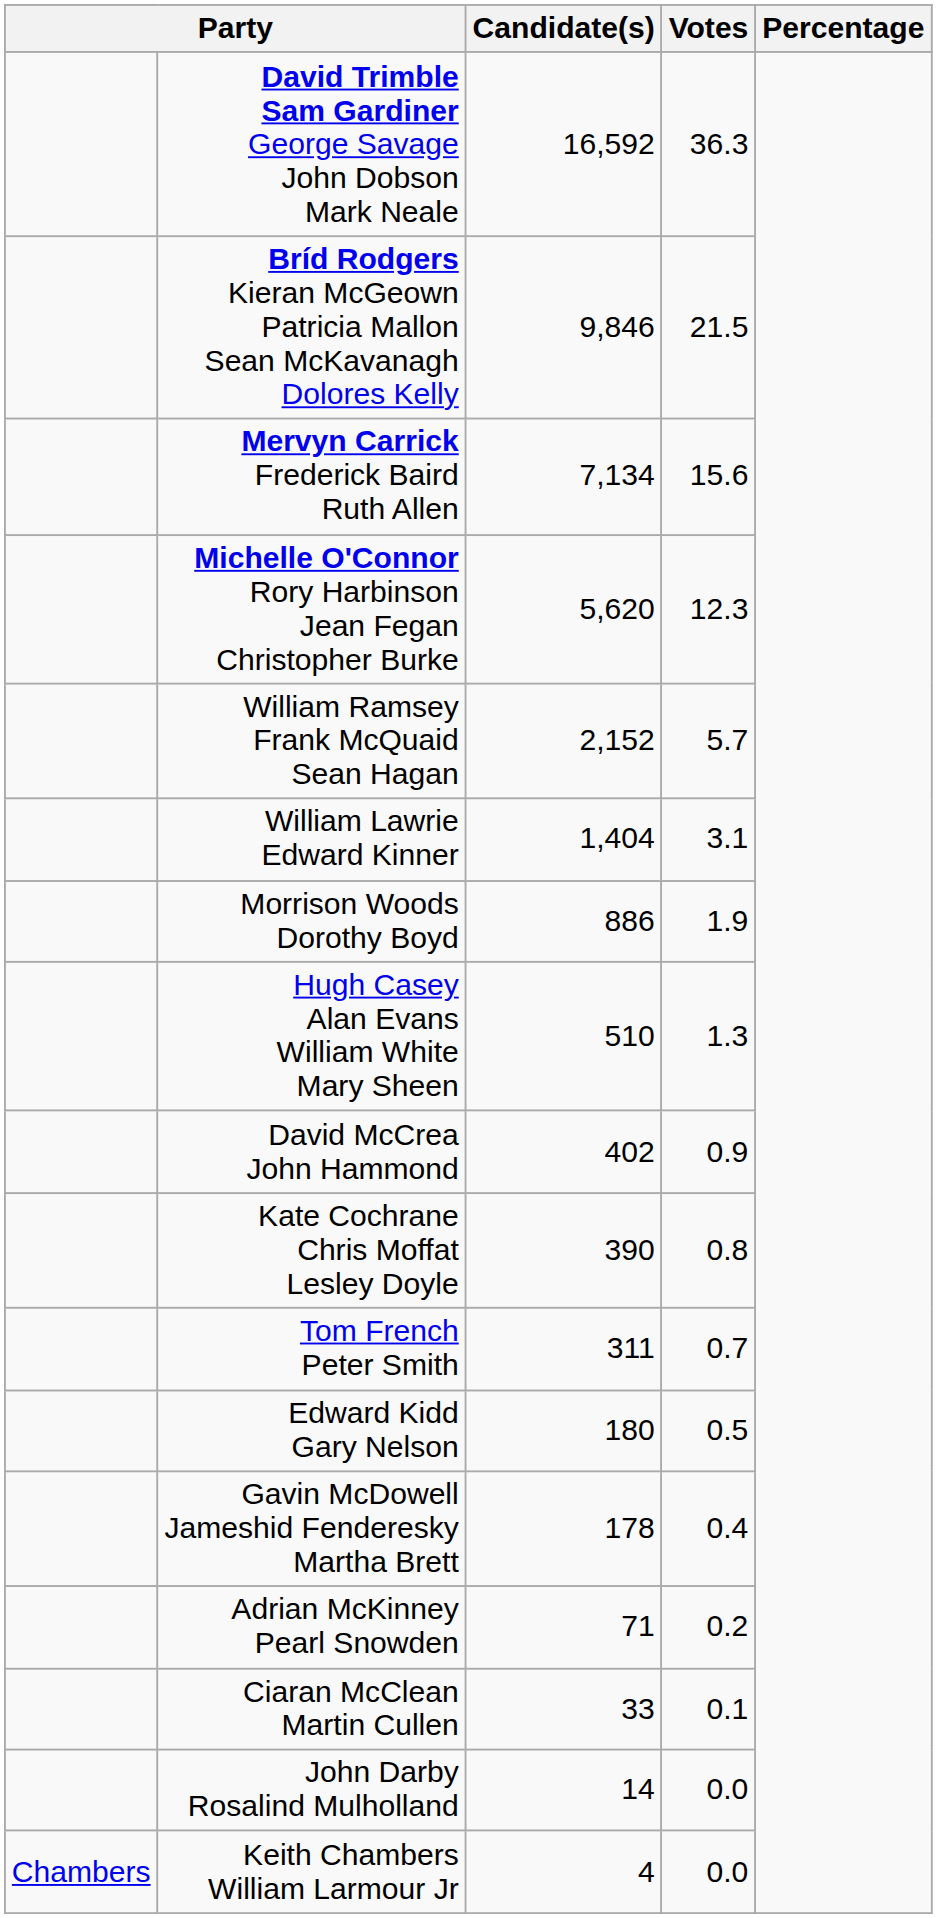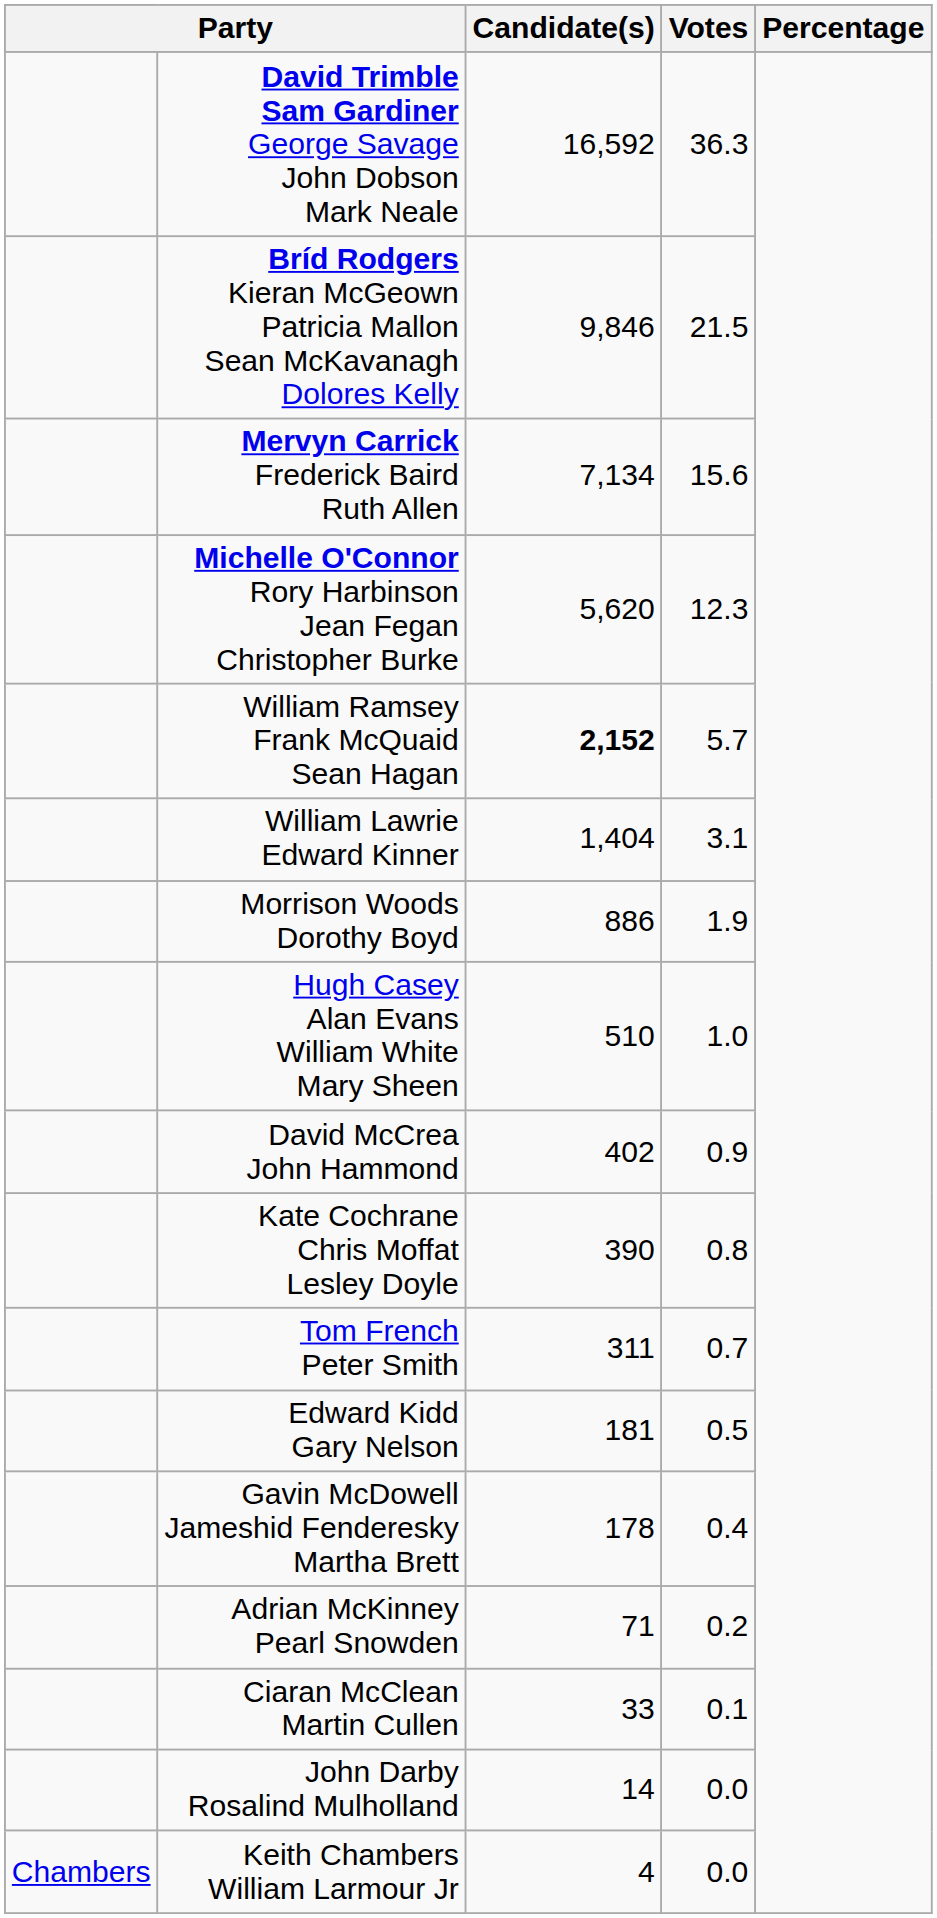(617, 740) normal -> (617, 740) bold
(727, 1036) 1.3 -> (727, 1036) 1.0
(630, 1429) 180 -> (630, 1429) 181
